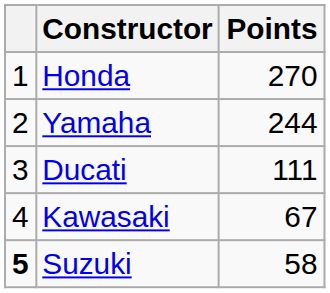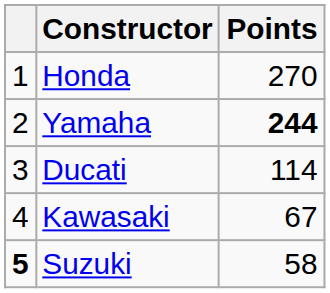(293, 123) normal -> (293, 123) bold
(295, 170) 111 -> (294, 170) 114
